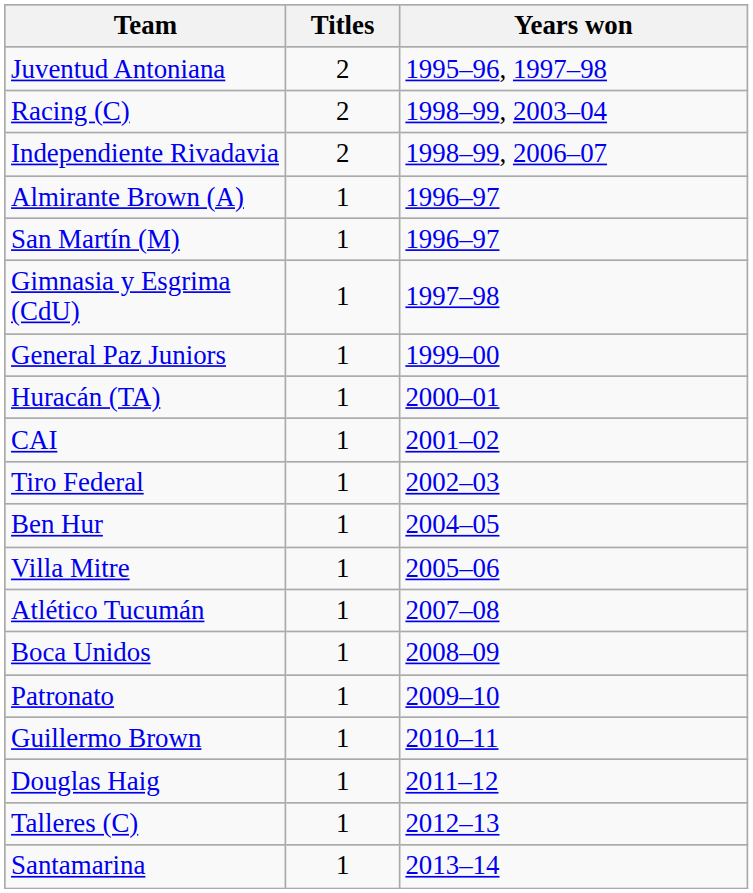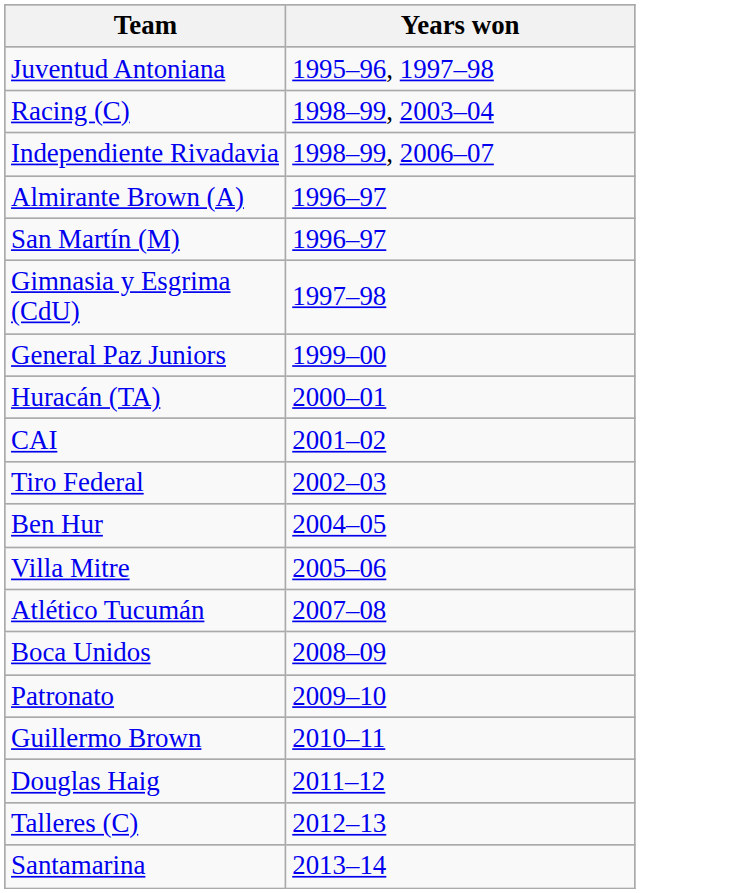- column: (343, 25)
